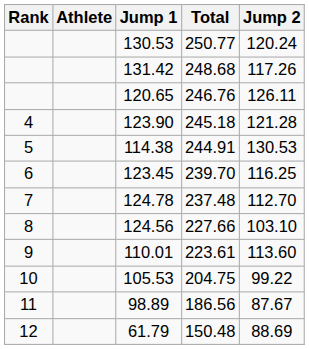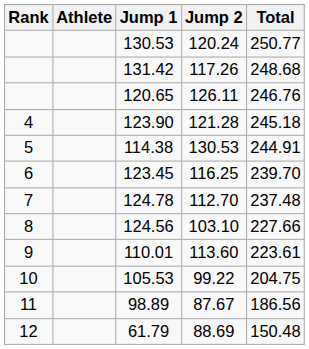columns swapped: (272, 17) <-> (210, 17)
